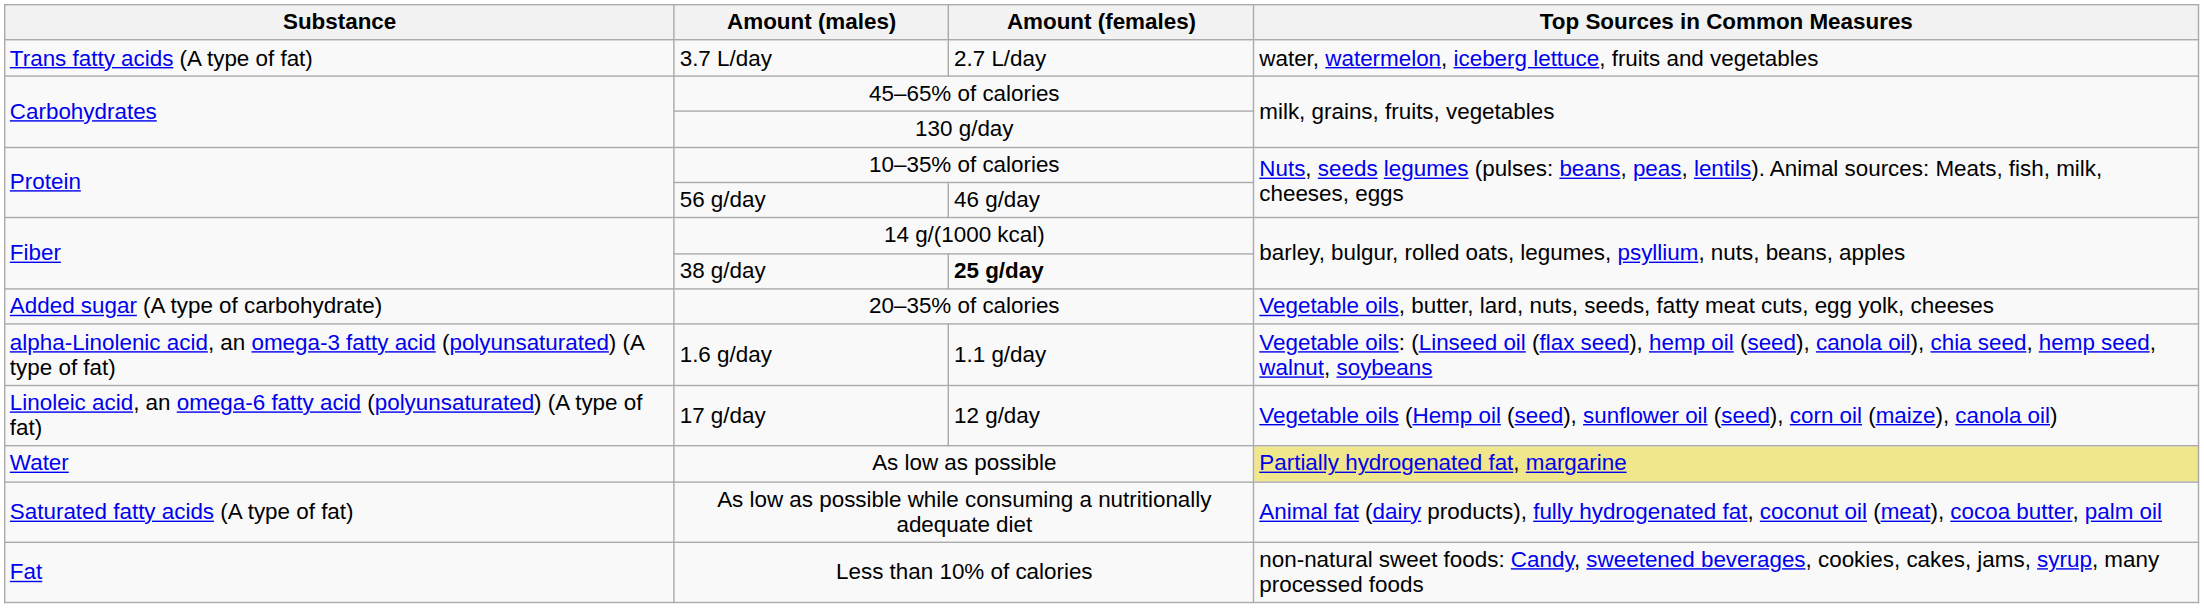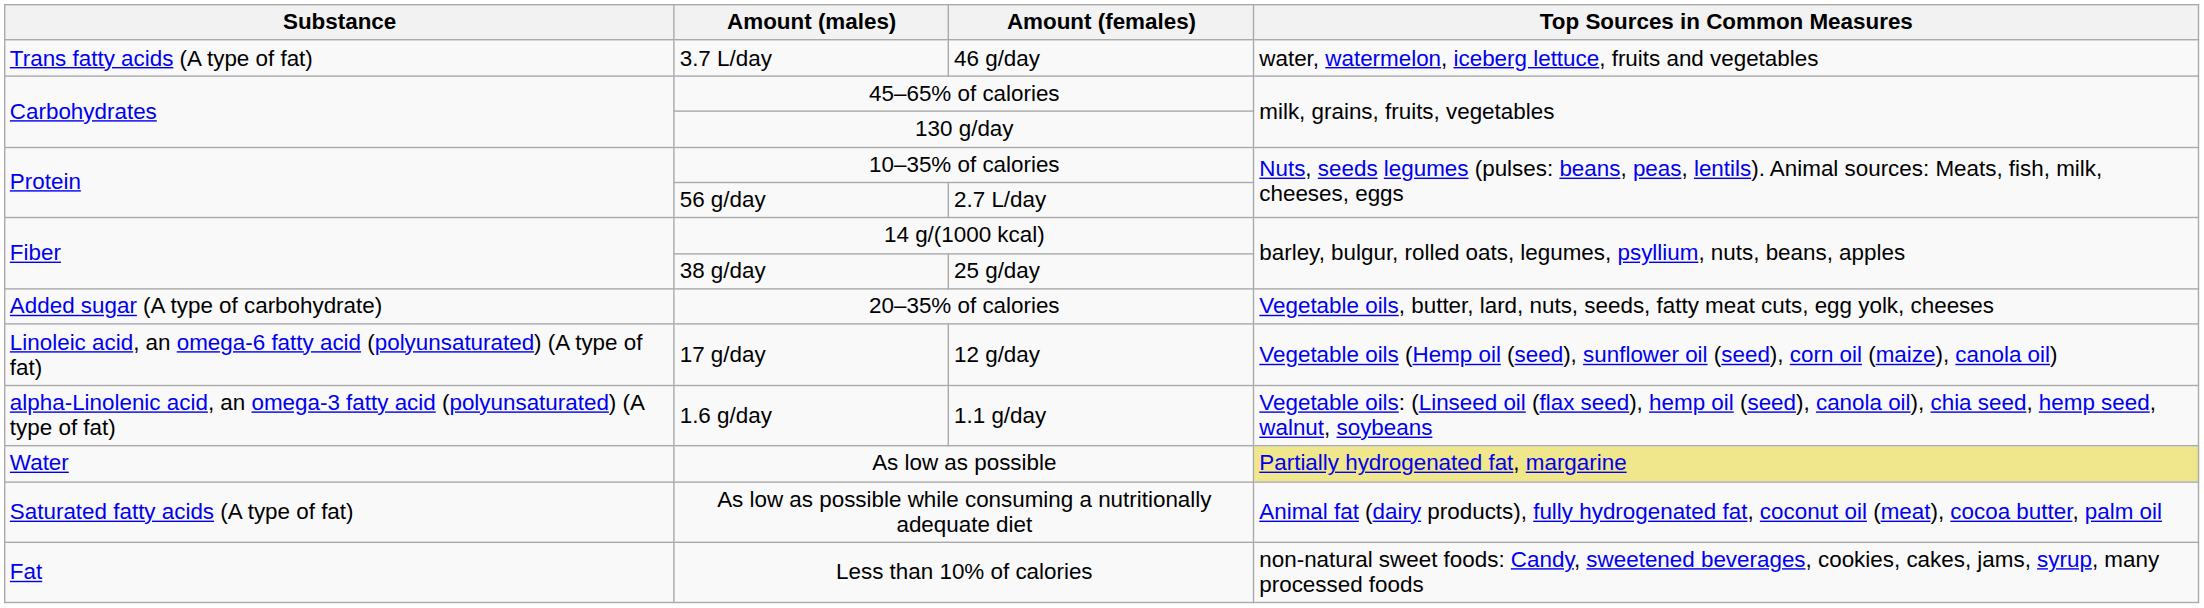(1000, 57) 2.7 L/day -> (997, 57) 46 g/day
(997, 199) 46 g/day -> (1000, 199) 2.7 L/day
(999, 270) bold -> (997, 270) normal
rows swapped: (723, 415) <-> (726, 354)
